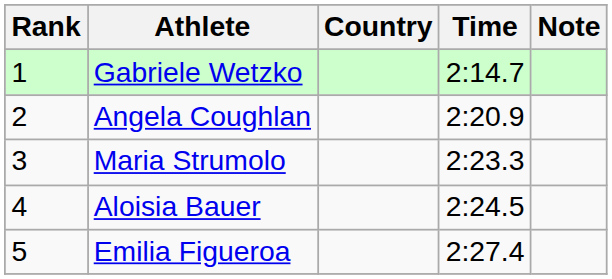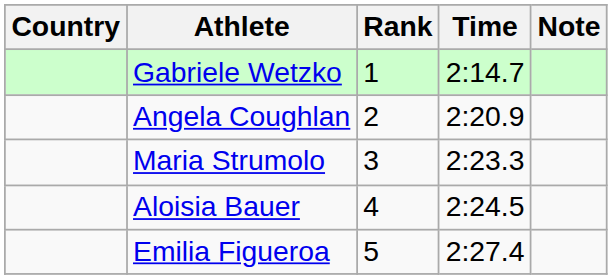columns swapped: (46, 26) <-> (378, 26)
